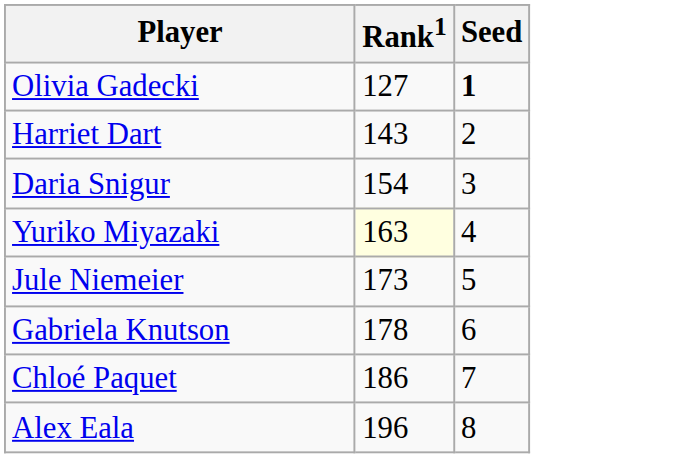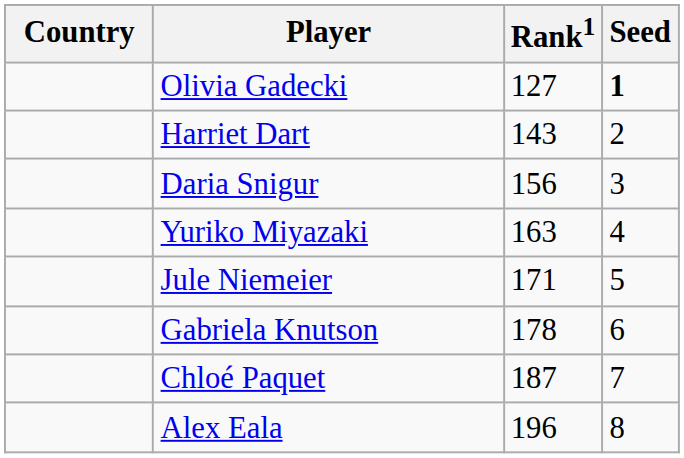+ column: (79, 32)
(385, 183) 154 -> (534, 183) 156
(385, 232) lightyellow background -> (534, 232) no background
(385, 280) 173 -> (534, 280) 171
(385, 378) 186 -> (534, 378) 187
